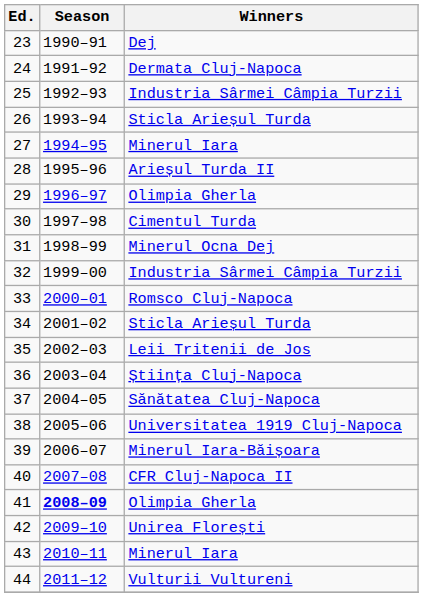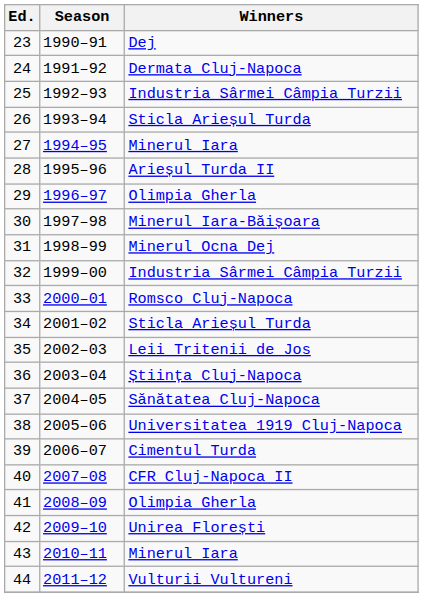(192, 222) Cimentul Turda -> (224, 222) Minerul Iara-Băișoara
(224, 452) Minerul Iara-Băișoara -> (192, 452) Cimentul Turda
(75, 503) bold -> (75, 503) normal
